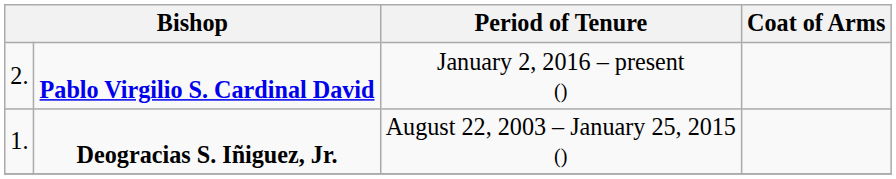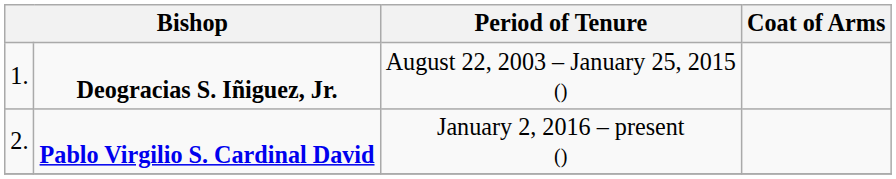rows swapped: (207, 154) <-> (207, 89)
